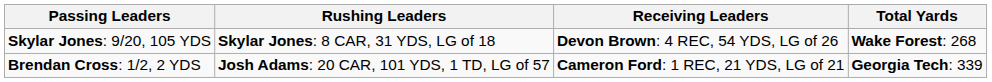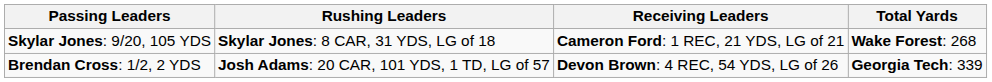(698, 41) Devon Brown: 4 REC, 54 YDS, LG of 26 -> (701, 41) Cameron Ford: 1 REC, 21 YDS, LG of 21
(701, 65) Cameron Ford: 1 REC, 21 YDS, LG of 21 -> (698, 65) Devon Brown: 4 REC, 54 YDS, LG of 26
